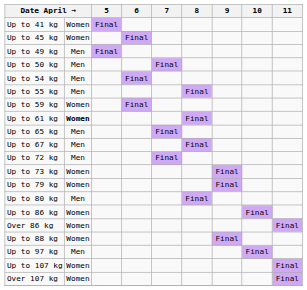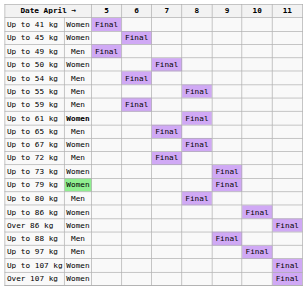(78, 64) Men -> (78, 64) Women
(78, 105) Women -> (78, 105) Men
(78, 145) Men -> (78, 145) Women
(78, 185) no background -> (78, 185) lightgreen background
(78, 238) Women -> (78, 238) Men
